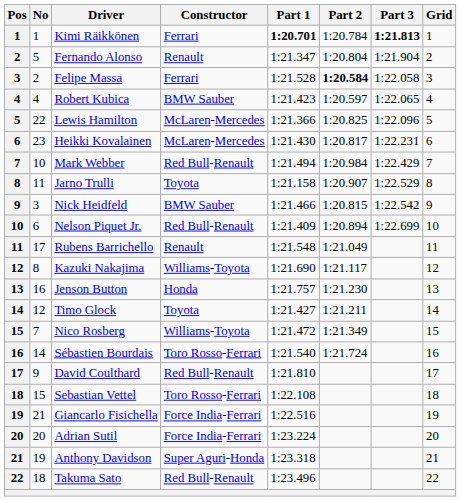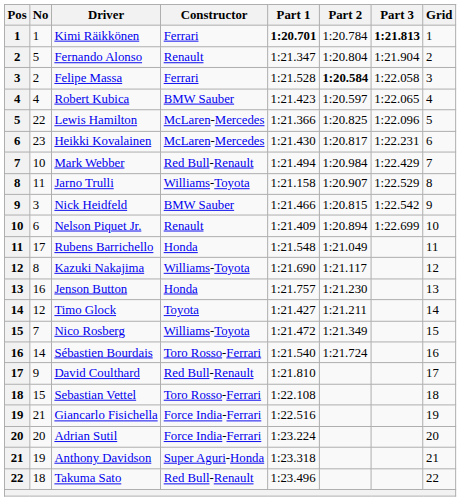(181, 183) Toyota -> (207, 183) Williams-Toyota
(209, 225) Red Bull-Renault -> (184, 225) Renault
(184, 246) Renault -> (181, 246) Honda
